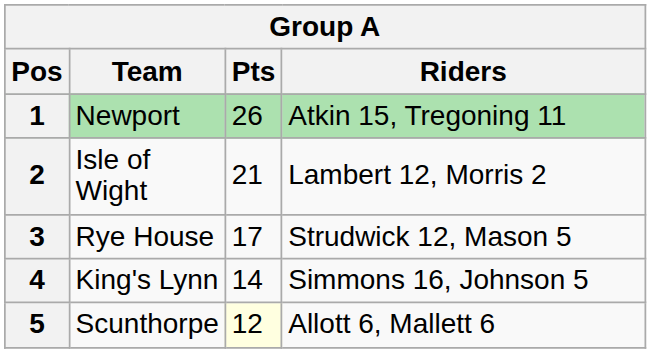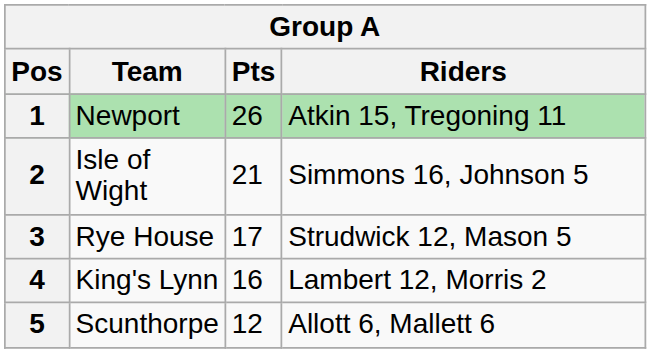(417, 175) Lambert 12, Morris 2 -> (438, 175) Simmons 16, Johnson 5
(247, 280) 14 -> (247, 280) 16
(438, 280) Simmons 16, Johnson 5 -> (417, 280) Lambert 12, Morris 2
(247, 324) lightyellow background -> (247, 324) no background
